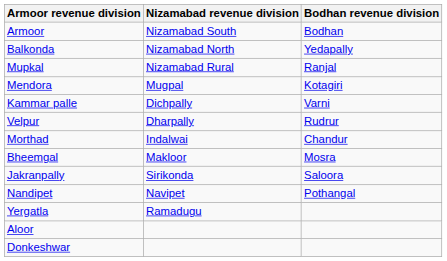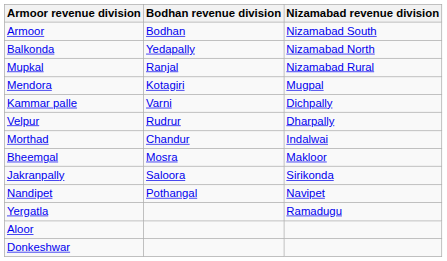columns swapped: (372, 13) <-> (222, 13)
